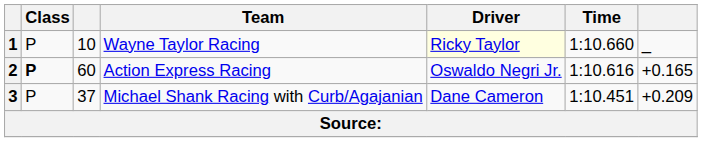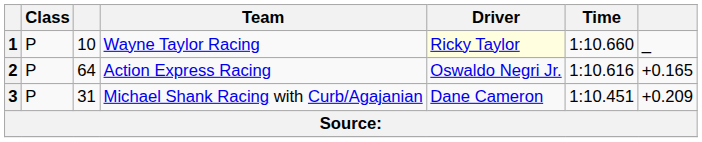(31, 70) bold -> (31, 70) normal
(87, 70) 60 -> (87, 70) 64
(87, 96) 37 -> (87, 96) 31
